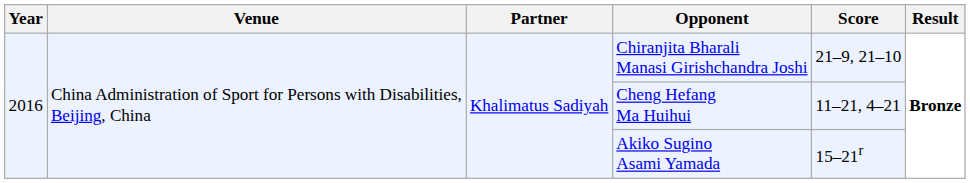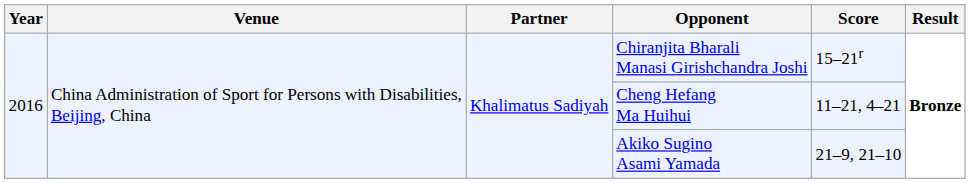(858, 57) 21–9, 21–10 -> (839, 57) 15–21r
(839, 154) 15–21r -> (858, 154) 21–9, 21–10
